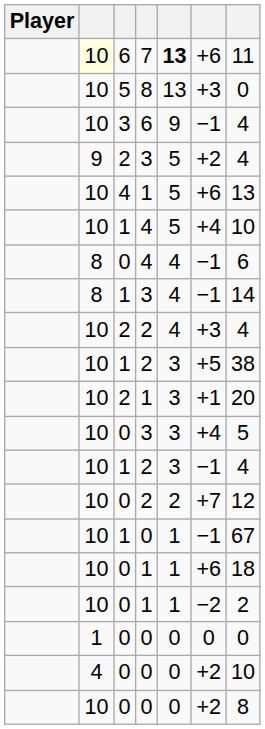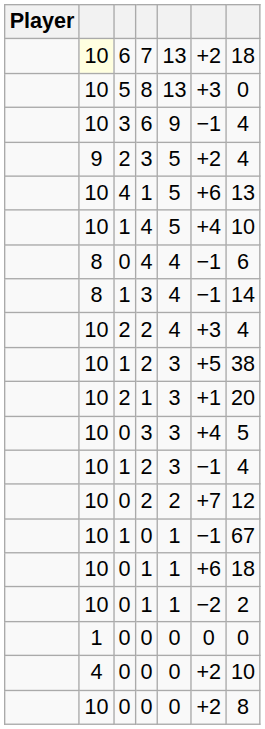(174, 55) bold -> (174, 55) normal
(209, 55) +6 -> (209, 55) +2
(243, 55) 11 -> (243, 55) 18
